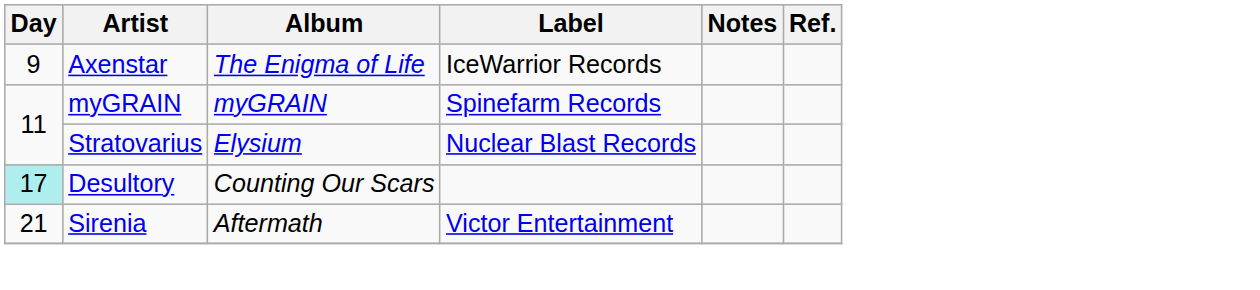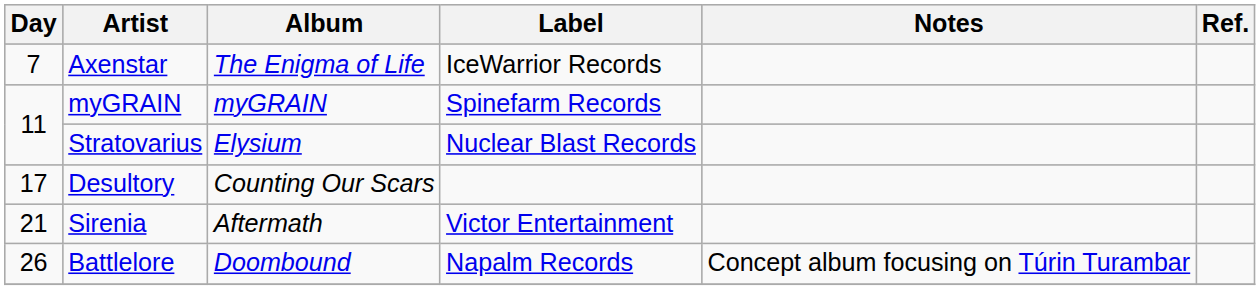(34, 64) 9 -> (34, 64) 7
(34, 183) paleturquoise background -> (34, 183) no background
+ row: (121, 263)
